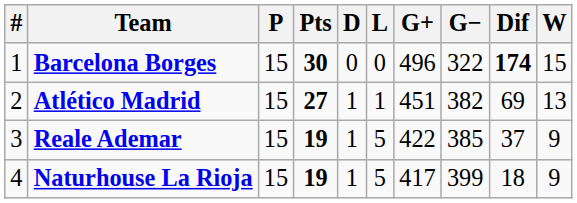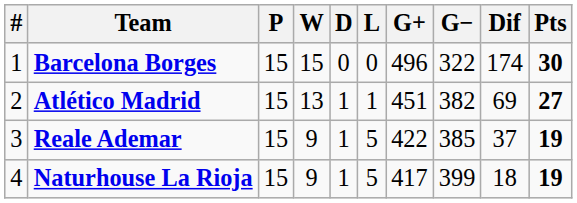columns swapped: (554, 23) <-> (316, 23)
(513, 62) bold -> (505, 62) normal
